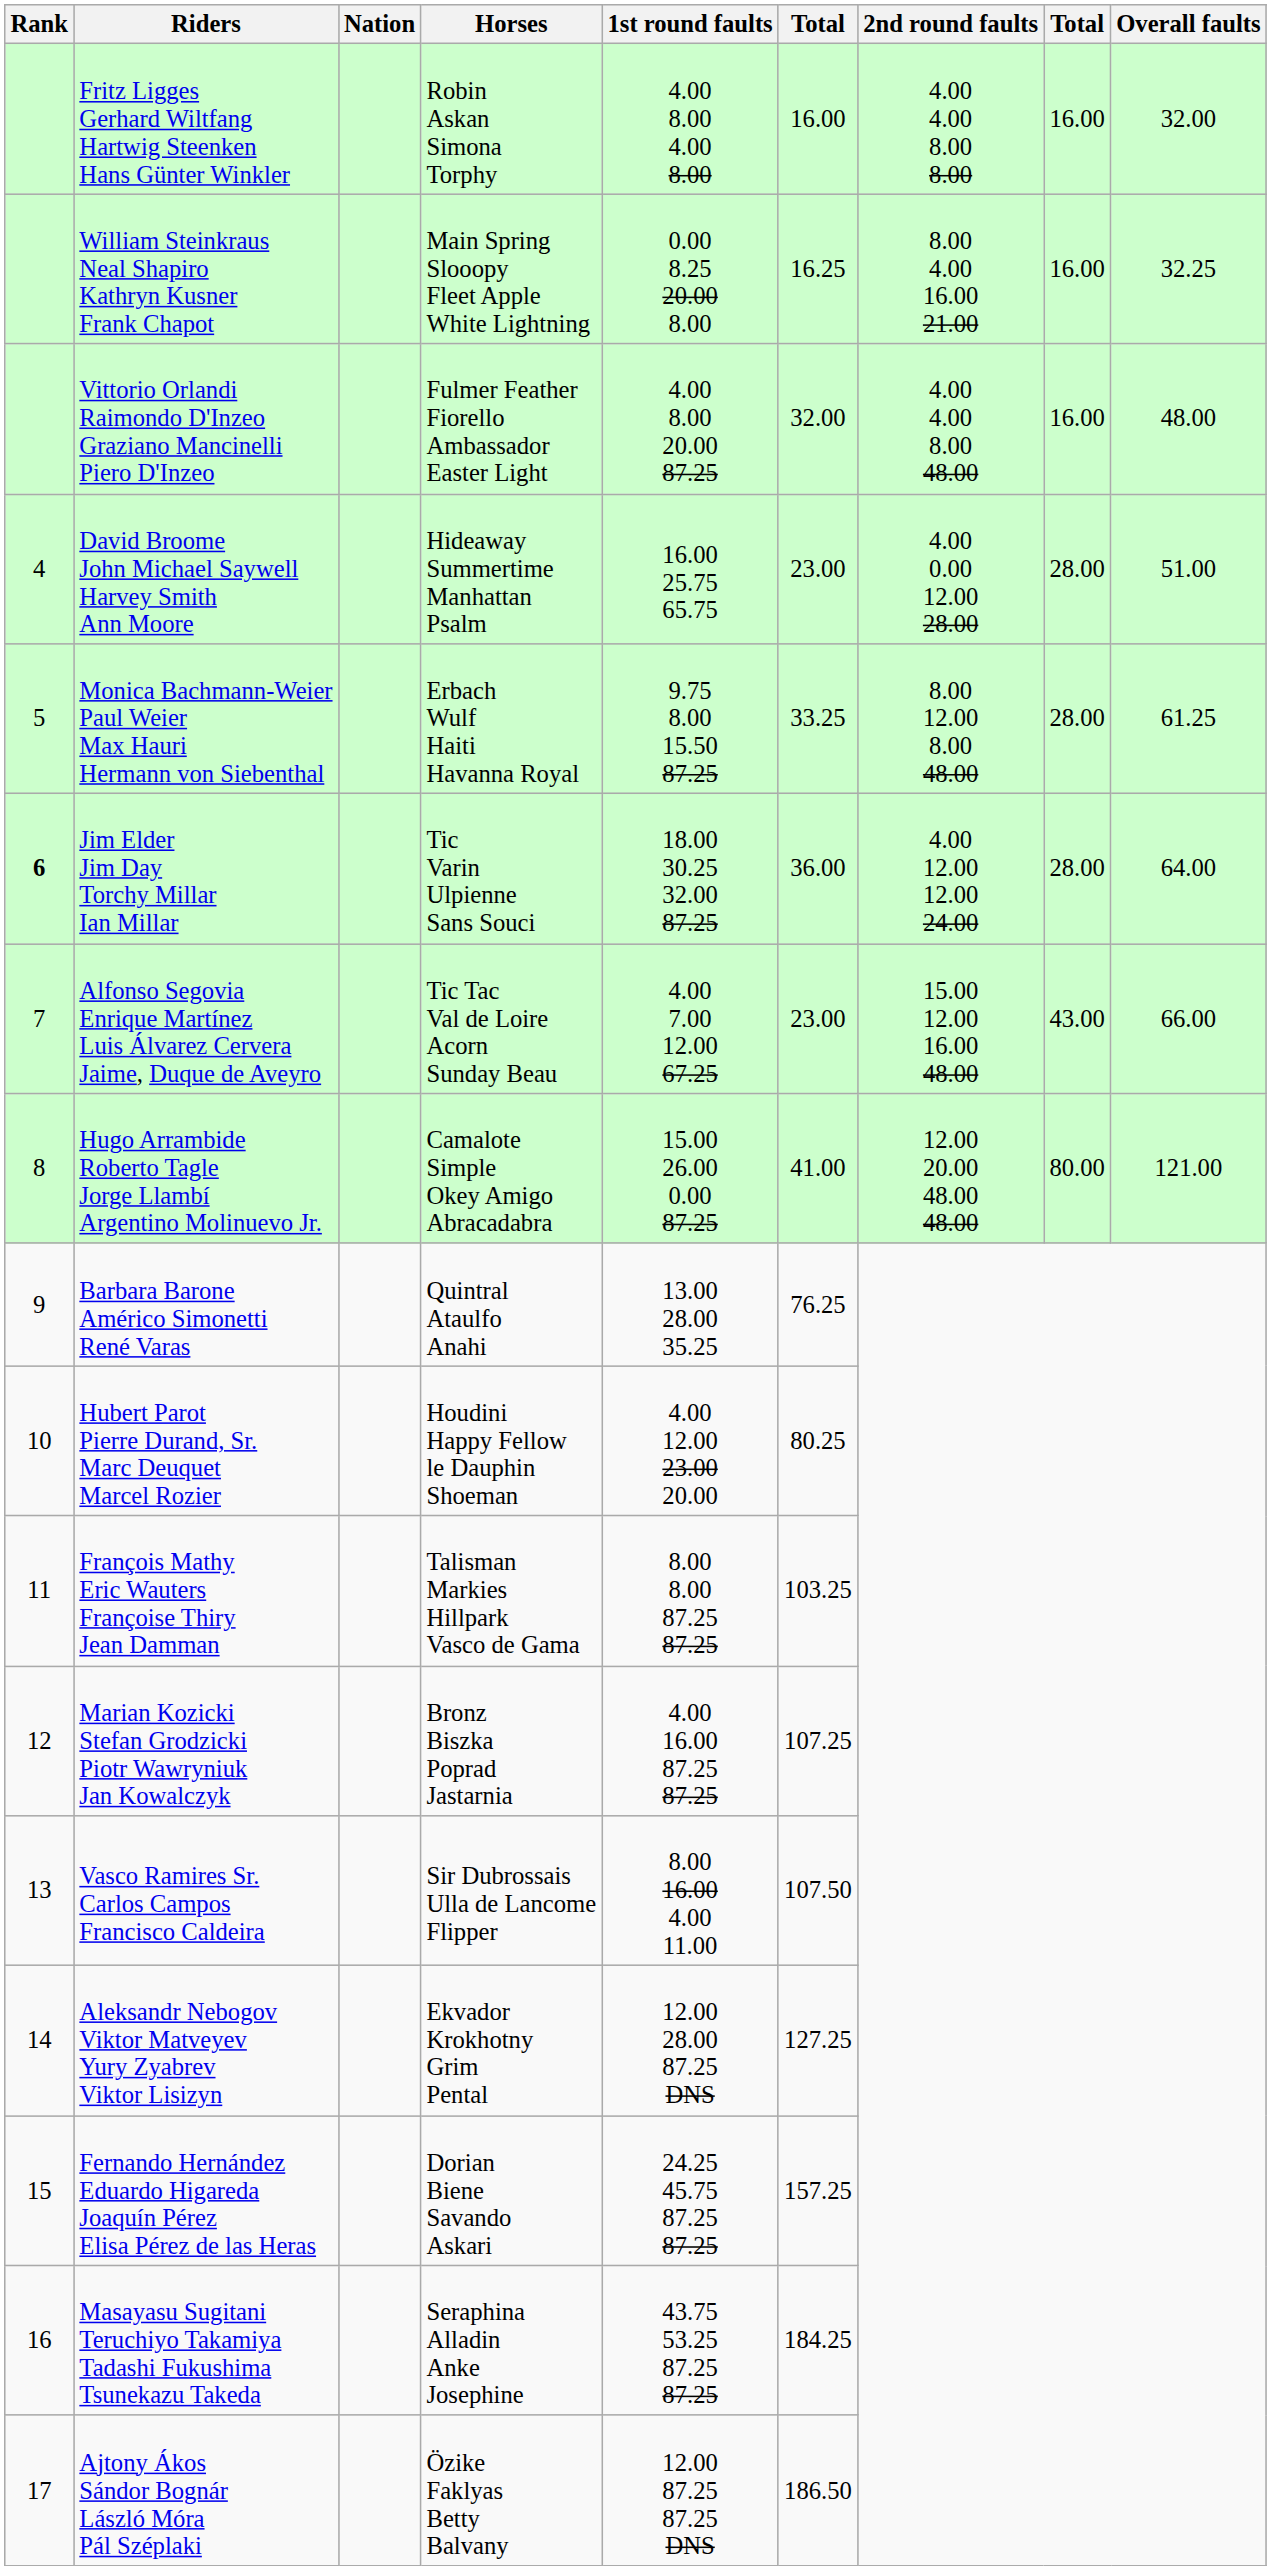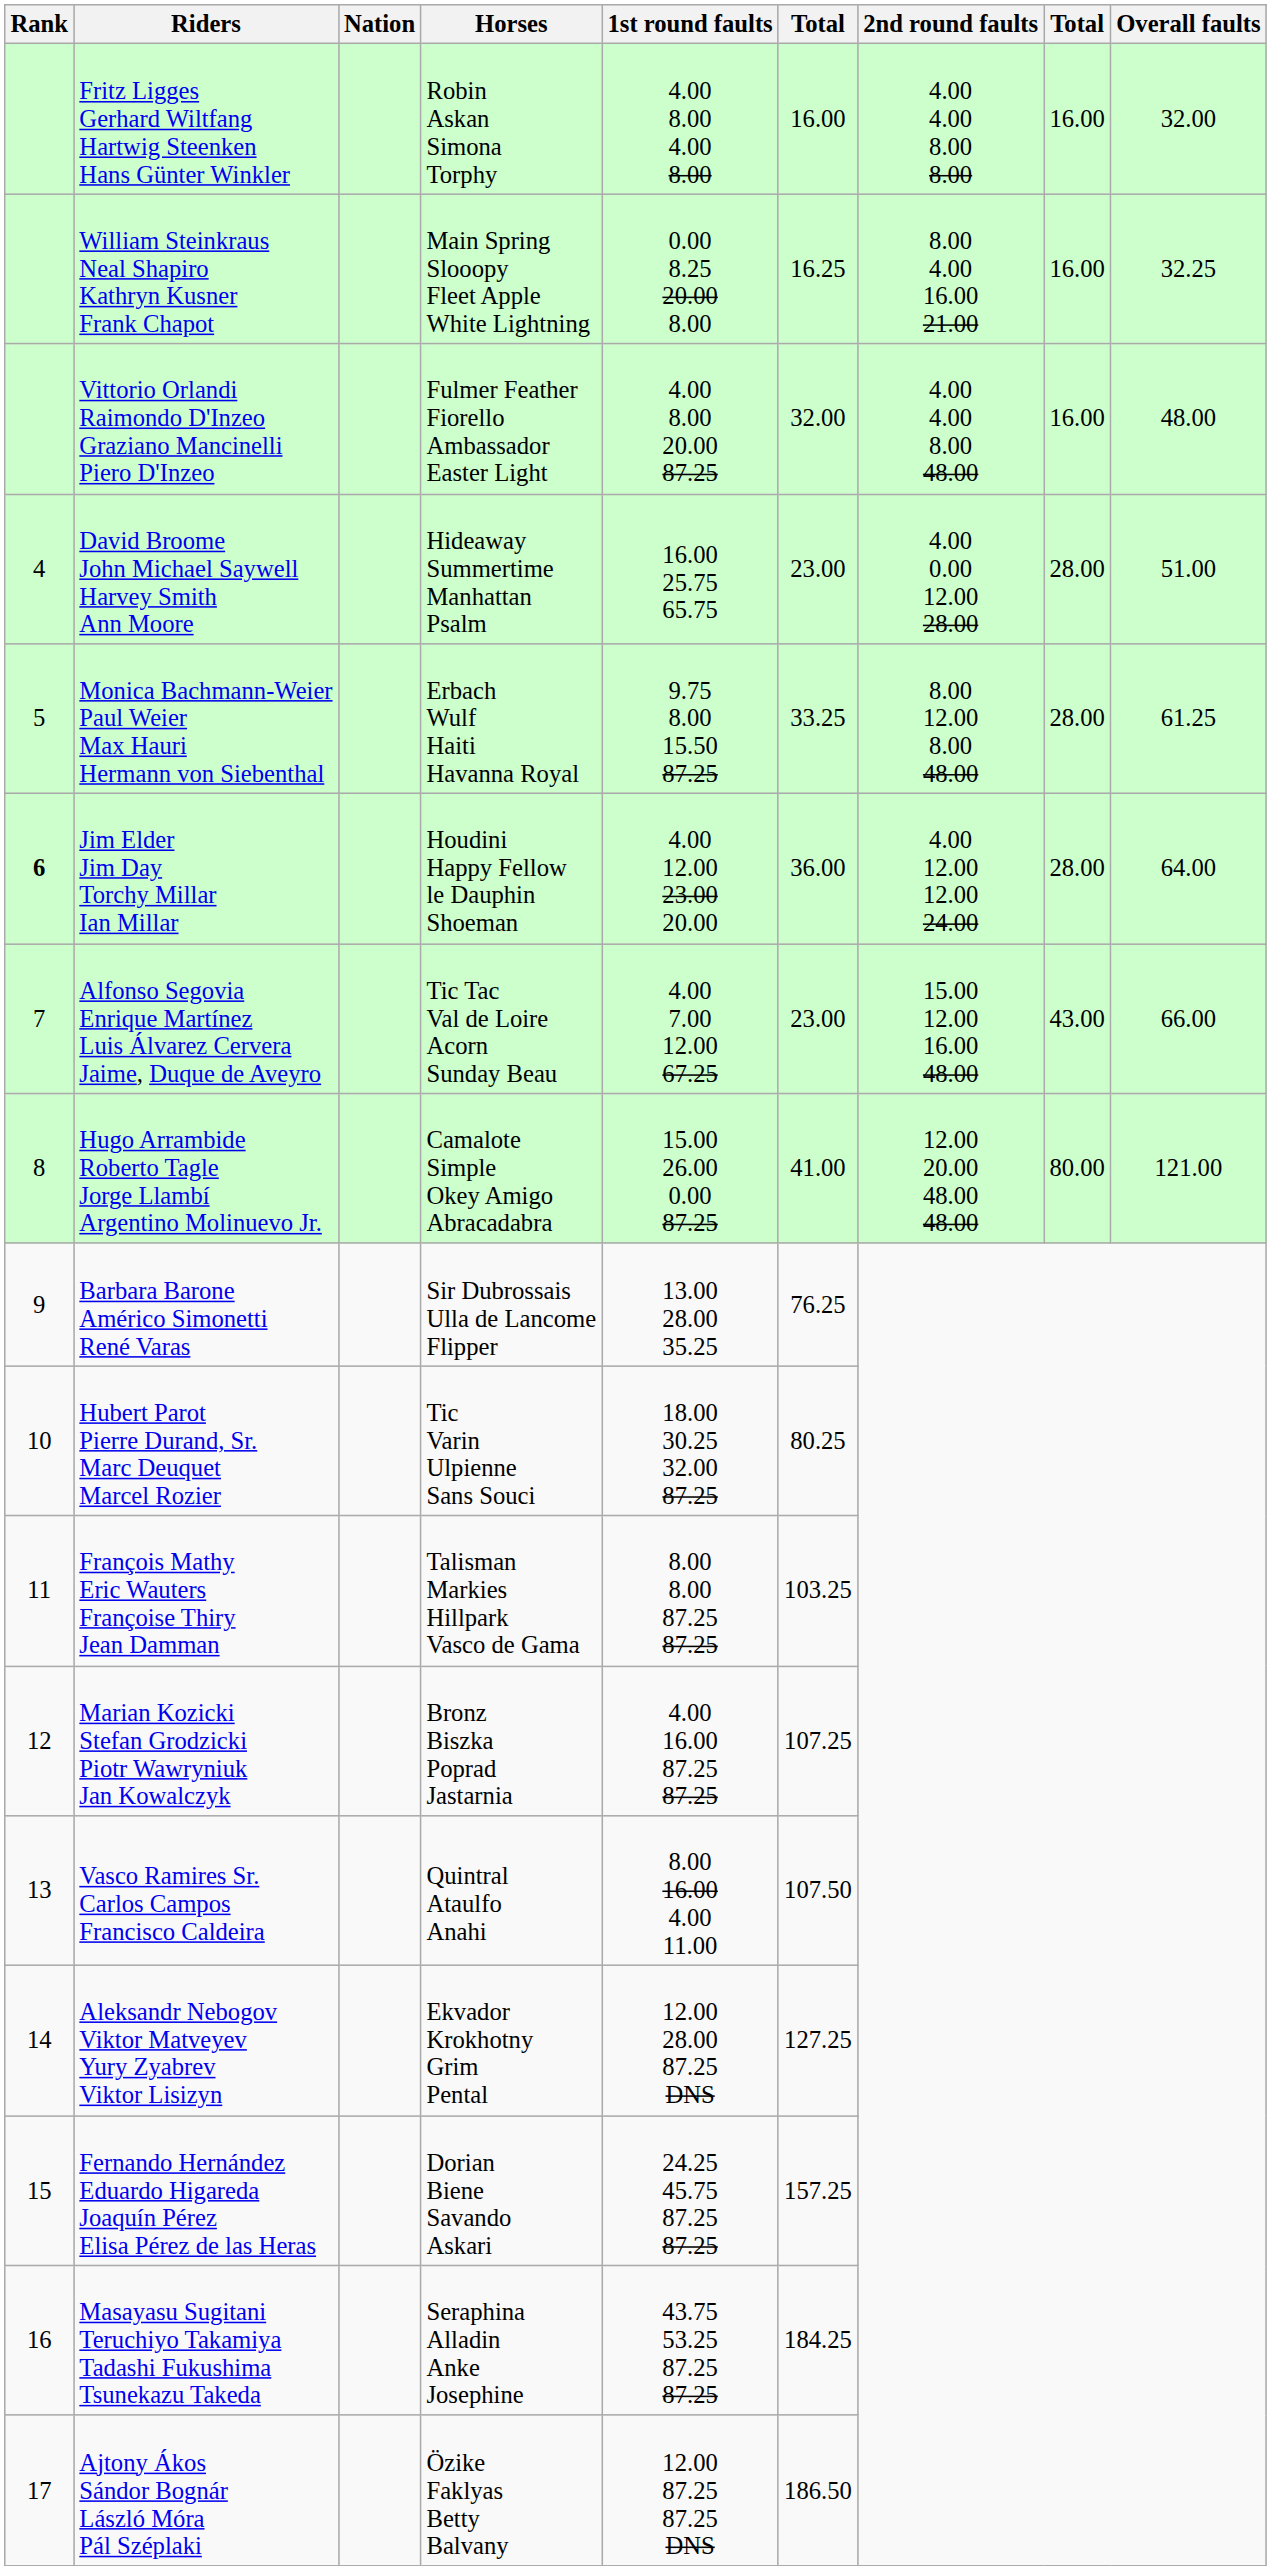(481, 882) Tic Varin Ulpienne Sans Souci -> (497, 882) Houdini Happy Fellow le Dauphin Shoeman
(690, 882) 18.00 30.25 32.00 87.25 -> (690, 882) 4.00 12.00 23.00 20.00
(468, 1318) Quintral Ataulfo Anahi -> (511, 1318) Sir Dubrossais Ulla de Lancome Flipper
(497, 1454) Houdini Happy Fellow le Dauphin Shoeman -> (481, 1454) Tic Varin Ulpienne Sans Souci
(690, 1454) 4.00 12.00 23.00 20.00 -> (690, 1454) 18.00 30.25 32.00 87.25
(511, 1904) Sir Dubrossais Ulla de Lancome Flipper -> (468, 1904) Quintral Ataulfo Anahi
